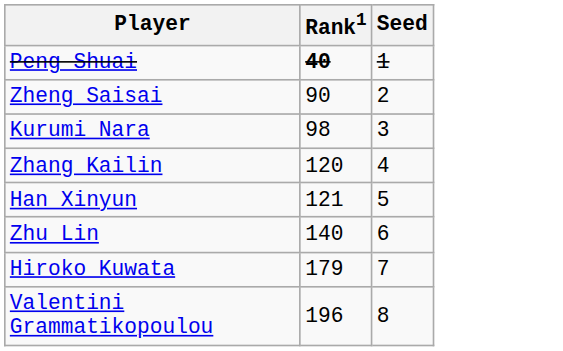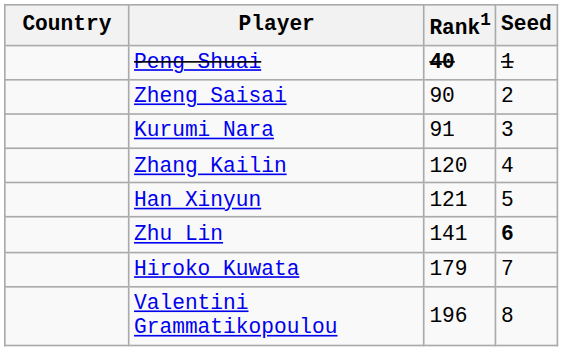+ column: (67, 25)
(318, 131) 98 -> (442, 131) 91
(324, 235) 140 -> (448, 235) 141
(383, 235) normal -> (507, 235) bold
